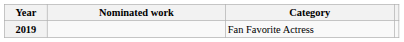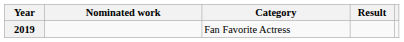+ column: (372, 12)
